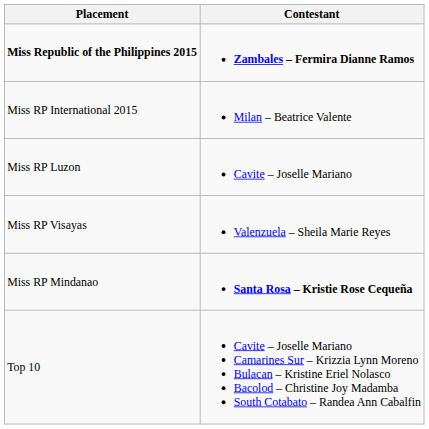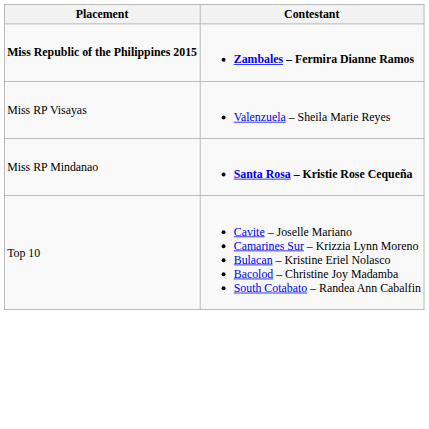- row: (72, 110)
- row: (44, 167)
